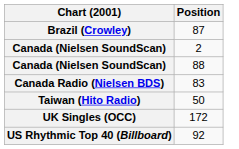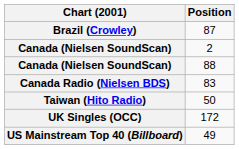+ row: (210, 135)
- row: (199, 135)
